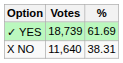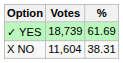(65, 49) 11,640 -> (65, 49) 11,604
